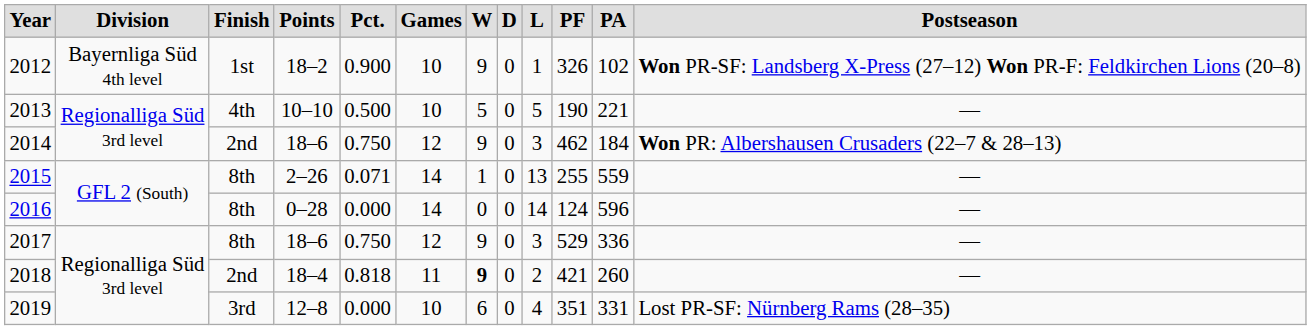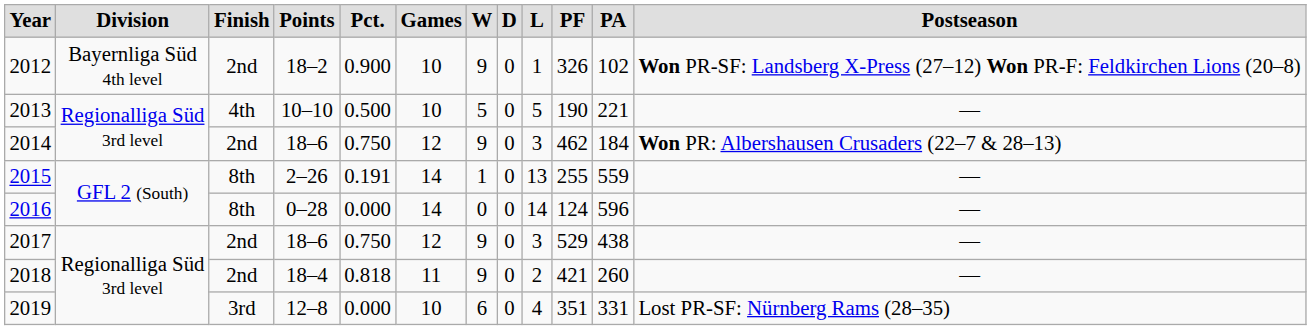(242, 65) 1st -> (242, 65) 2nd
(368, 176) 0.071 -> (368, 176) 0.191
(242, 242) 8th -> (242, 242) 2nd
(613, 242) 336 -> (613, 242) 438
(482, 275) bold -> (482, 275) normal
